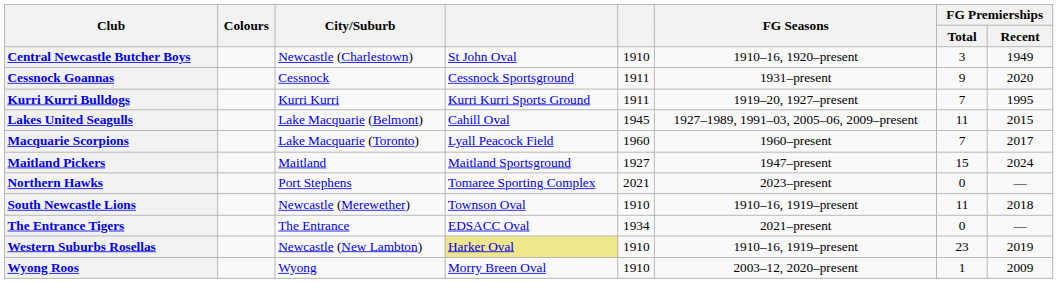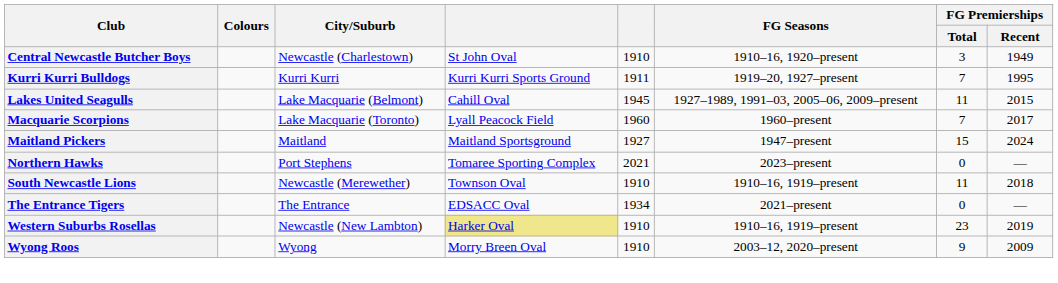- row: (61, 78)
(962, 267) 1 -> (962, 246) 9
